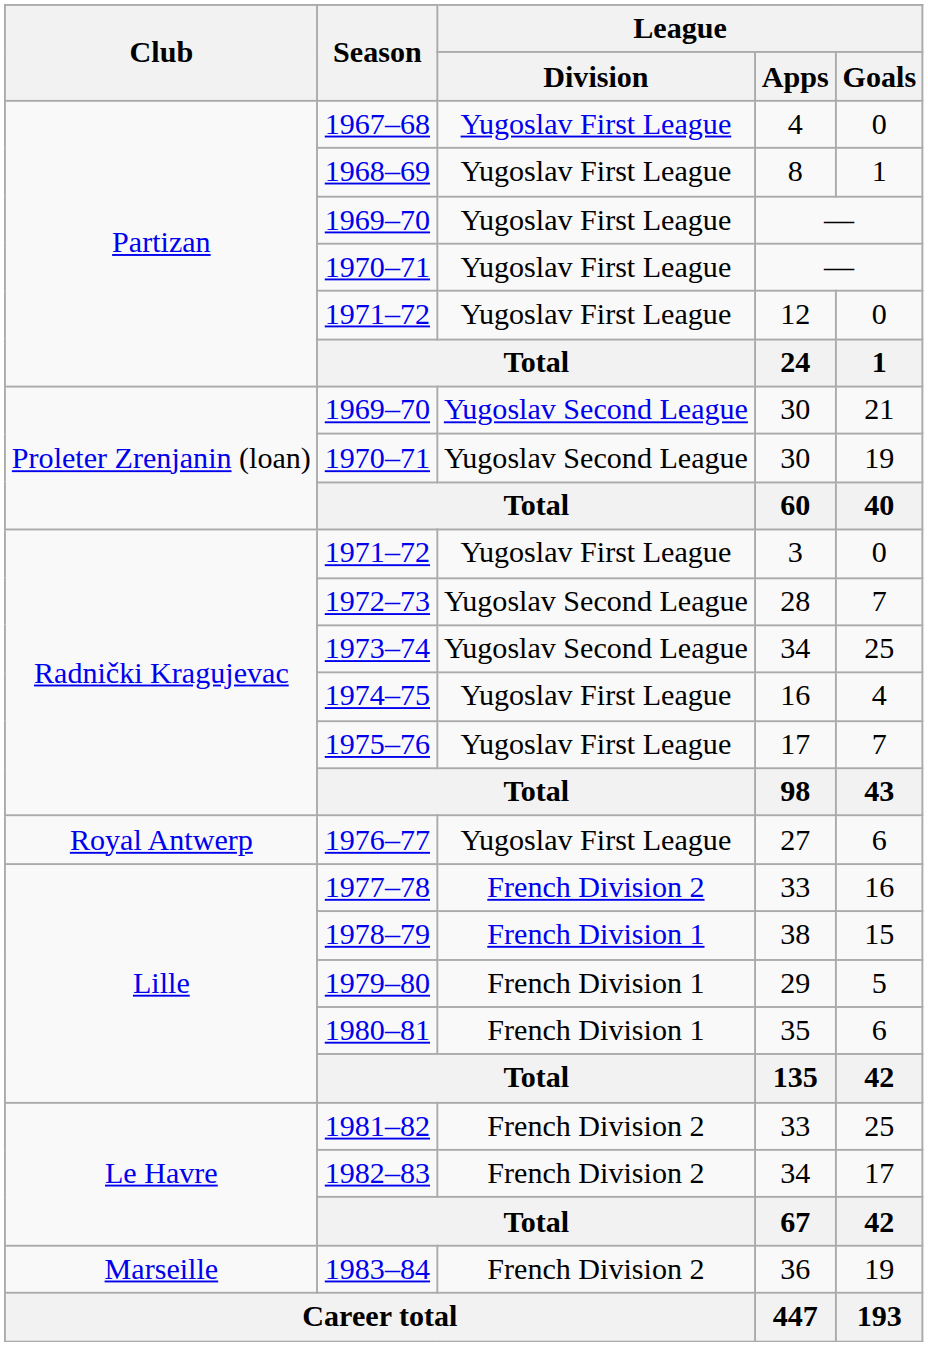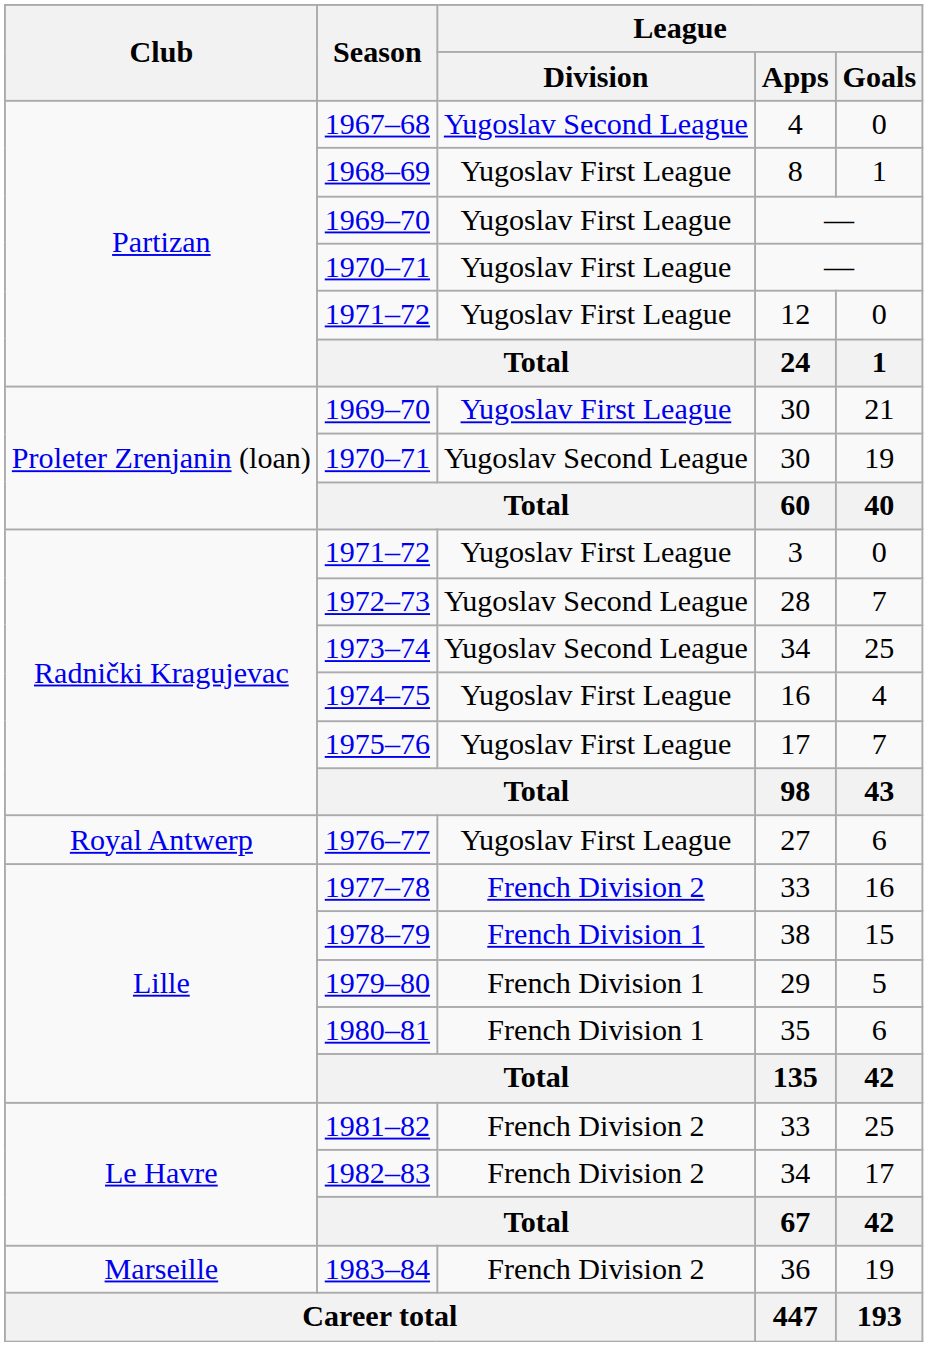(596, 123) Yugoslav First League -> (596, 123) Yugoslav Second League
(596, 409) Yugoslav Second League -> (596, 409) Yugoslav First League
